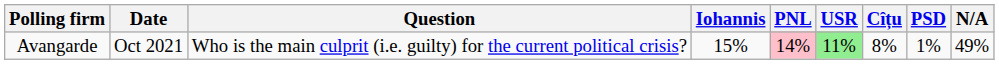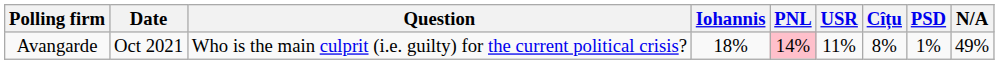(731, 46) 15% -> (731, 46) 18%
(839, 46) lightgreen background -> (839, 46) no background
